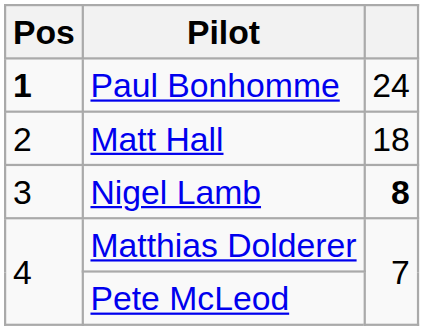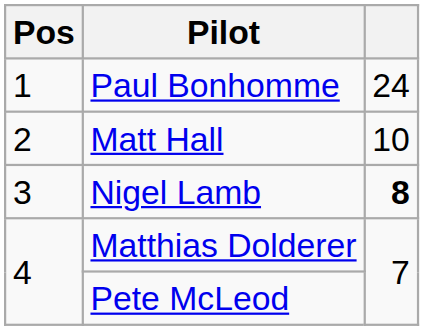(22, 85) bold -> (22, 85) normal
(391, 139) 18 -> (391, 139) 10
